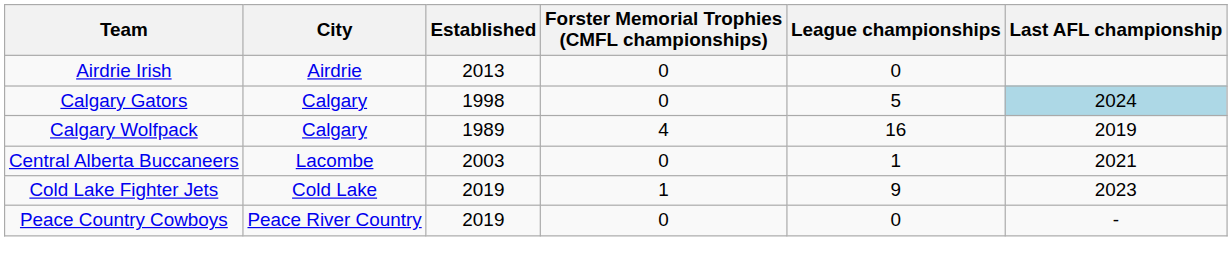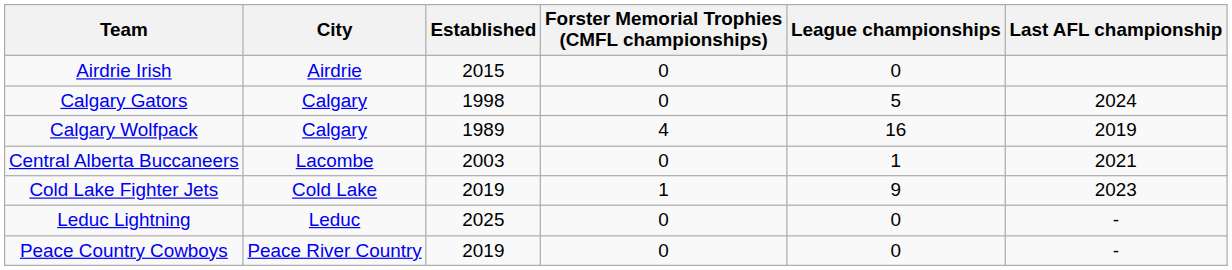(483, 70) 2013 -> (483, 70) 2015
(1116, 100) lightblue background -> (1116, 100) no background
+ row: (124, 220)
